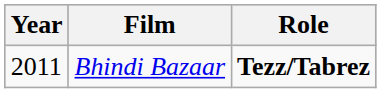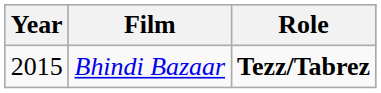(36, 66) 2011 -> (37, 66) 2015
